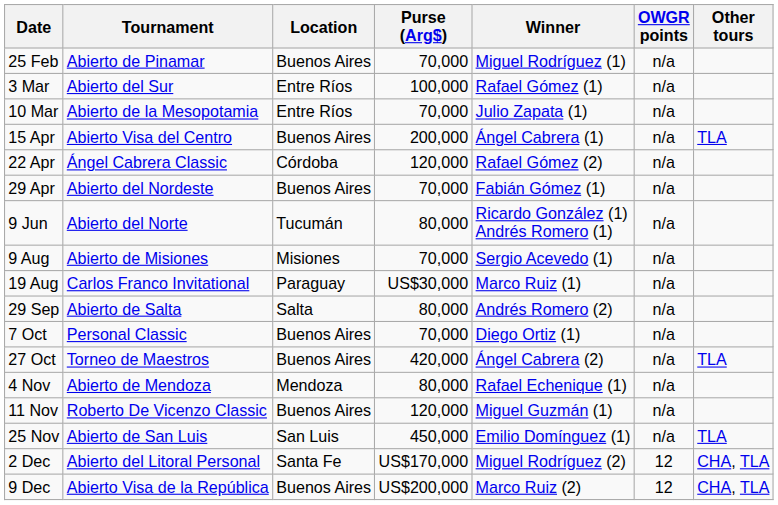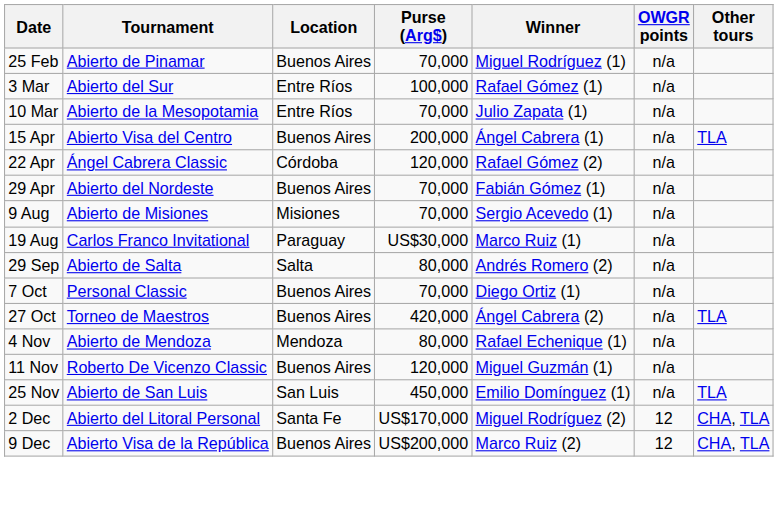- row: (28, 223)
